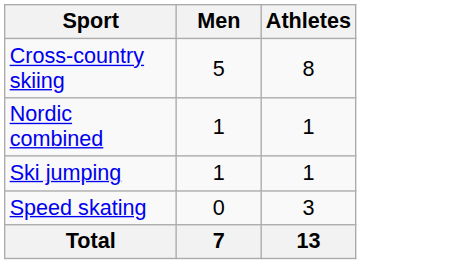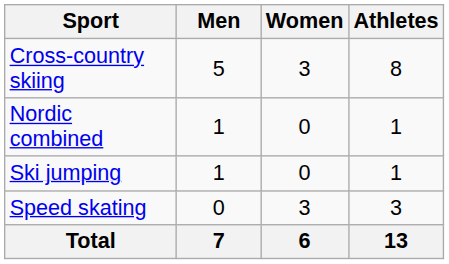+ column: (305, 21)
